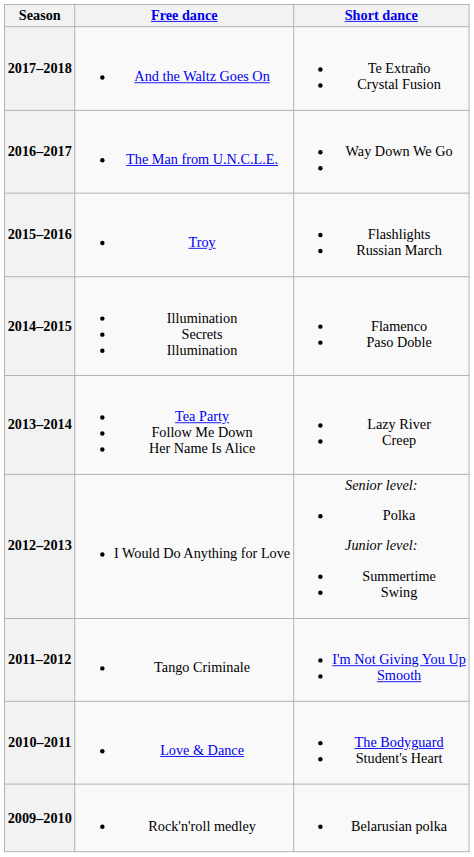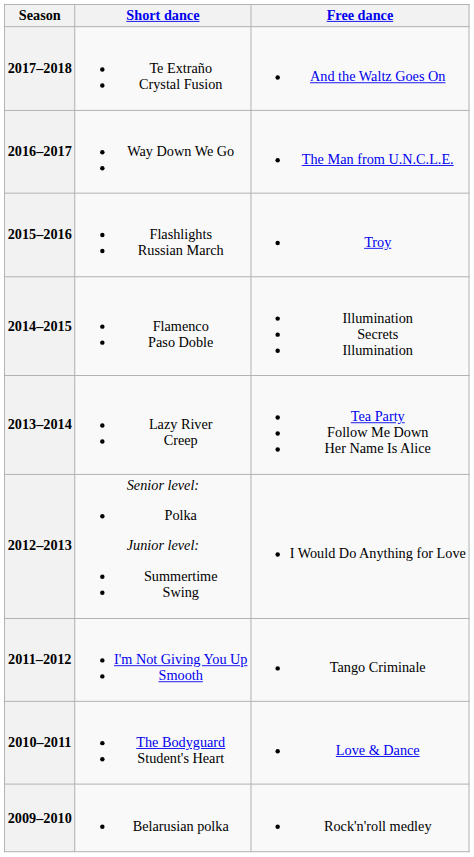columns swapped: (381, 15) <-> (184, 15)
